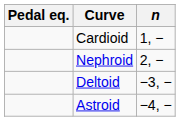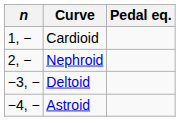columns swapped: (156, 15) <-> (39, 15)
